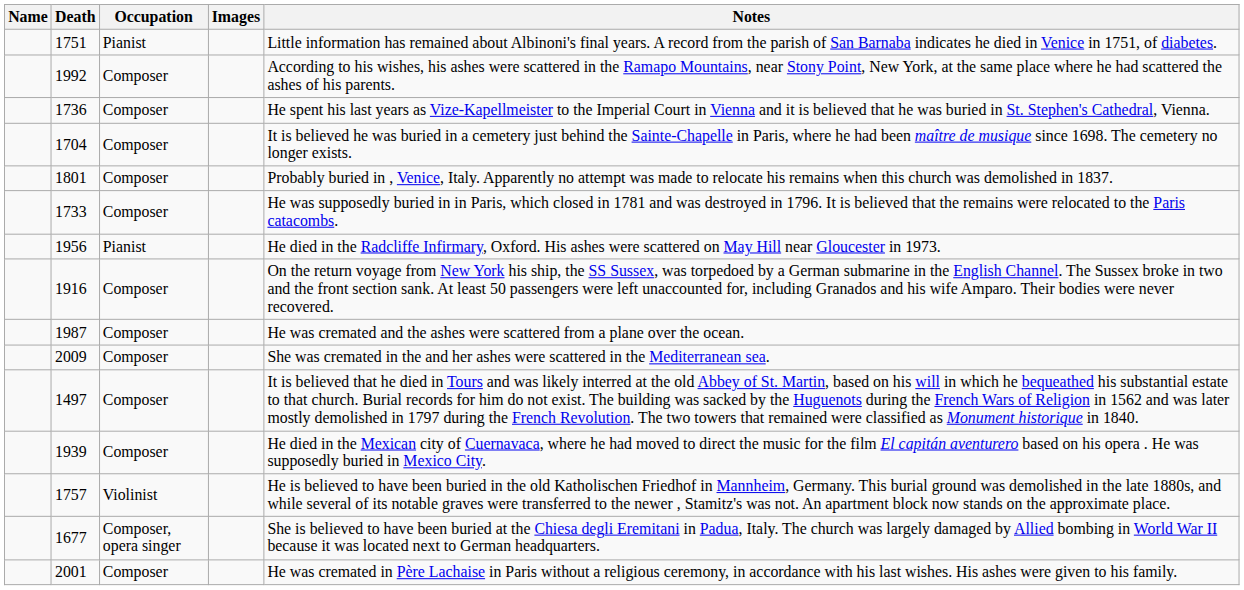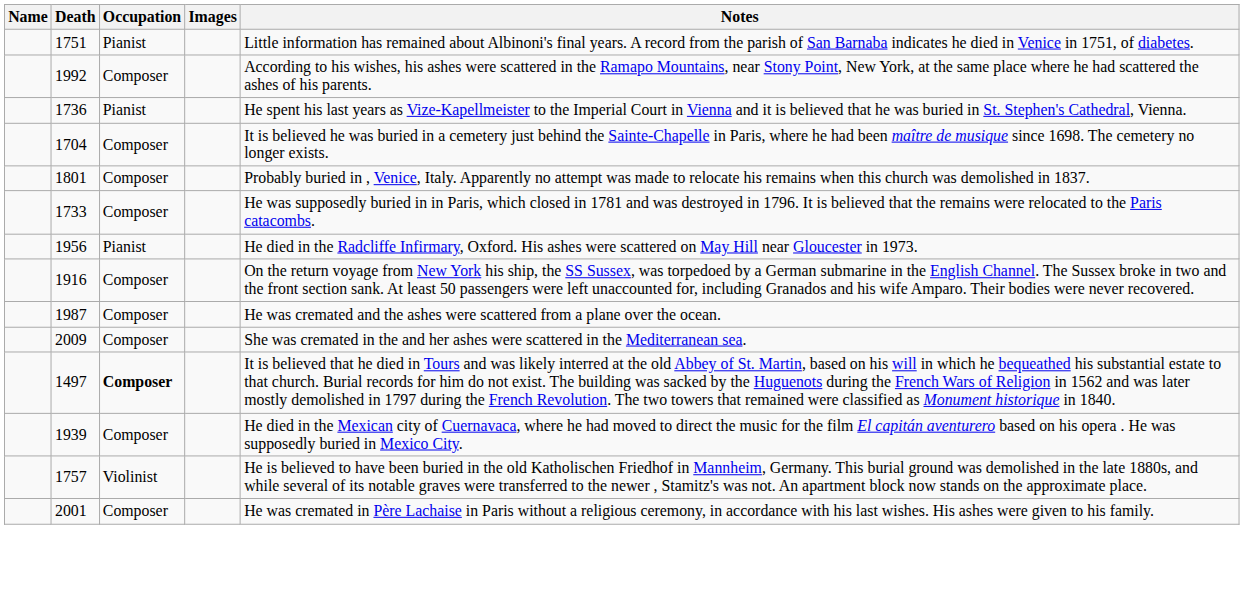(135, 110) Composer -> (124, 110) Pianist
(135, 400) normal -> (138, 382) bold
- row: (71, 538)
